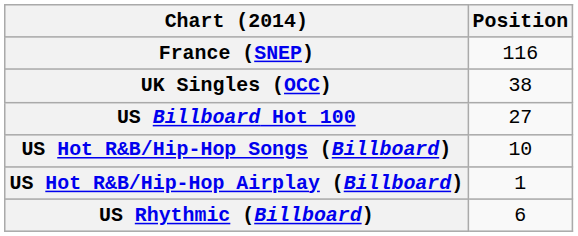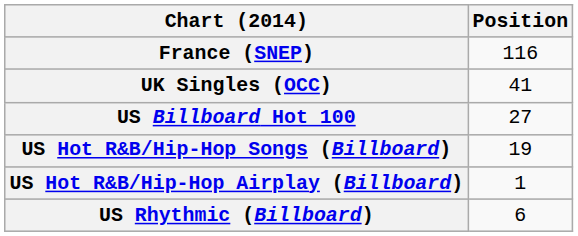(520, 86) 38 -> (520, 86) 41
(520, 151) 10 -> (520, 151) 19
